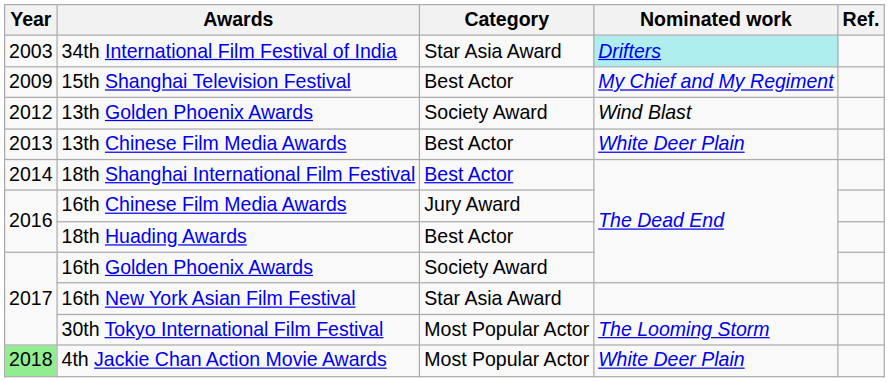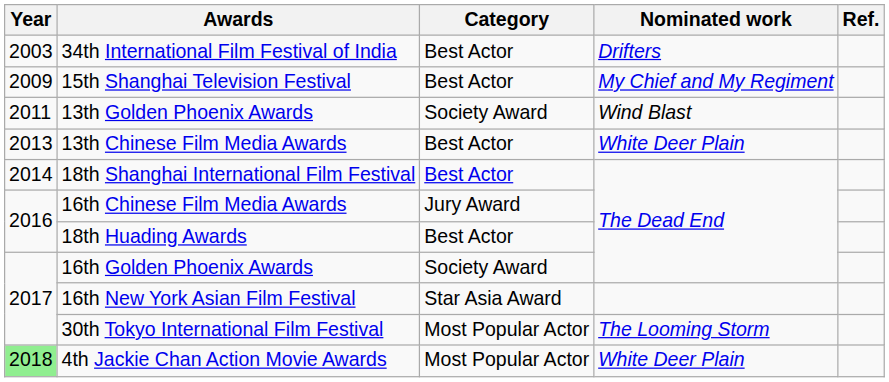(493, 50) Star Asia Award -> (469, 50) Best Actor
(630, 50) paleturquoise background -> (630, 50) no background
(31, 112) 2012 -> (30, 112) 2011
